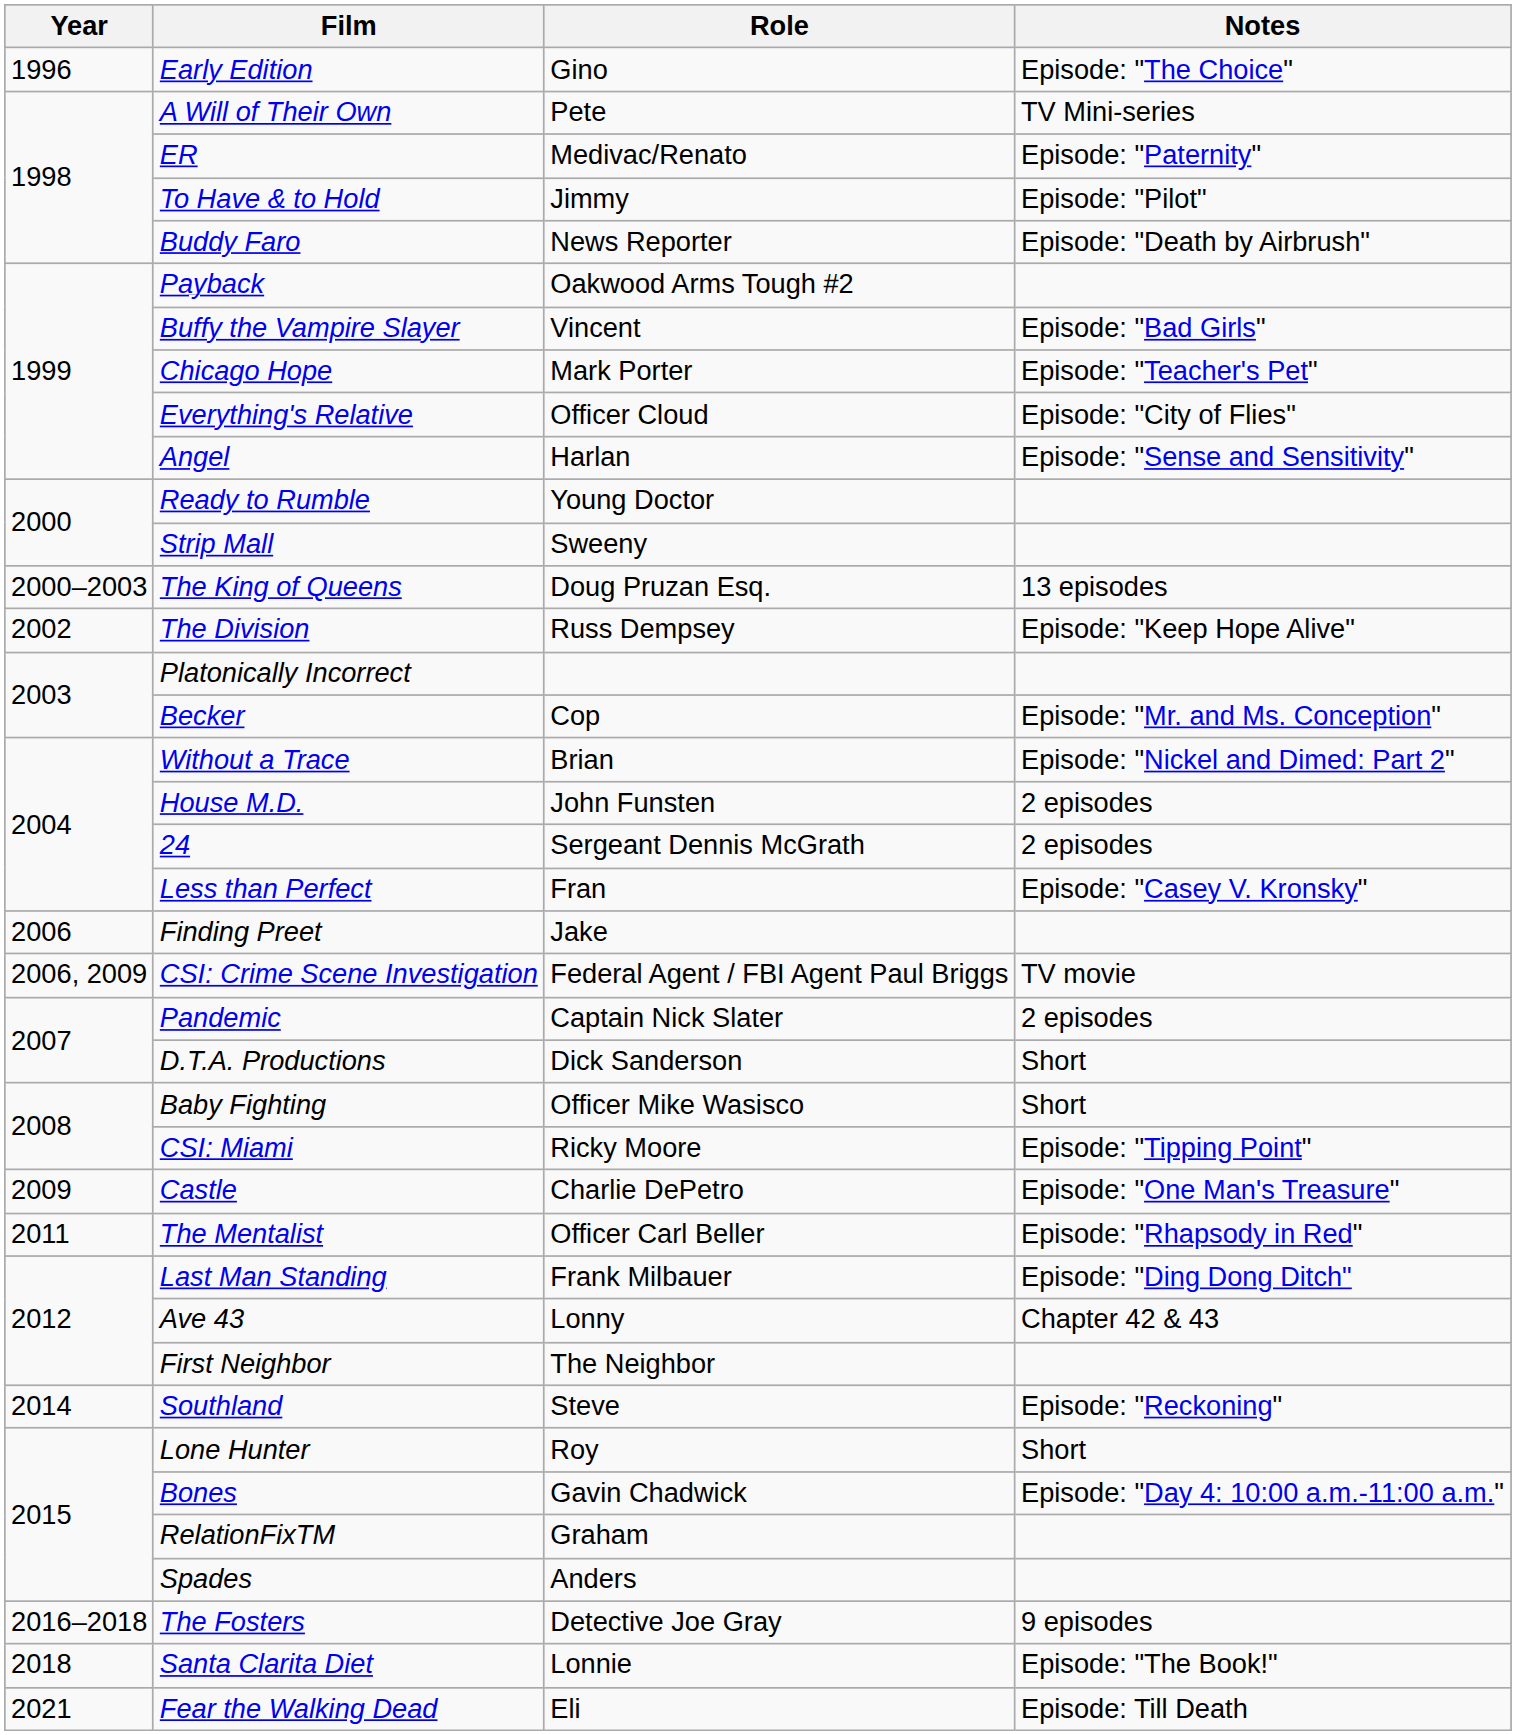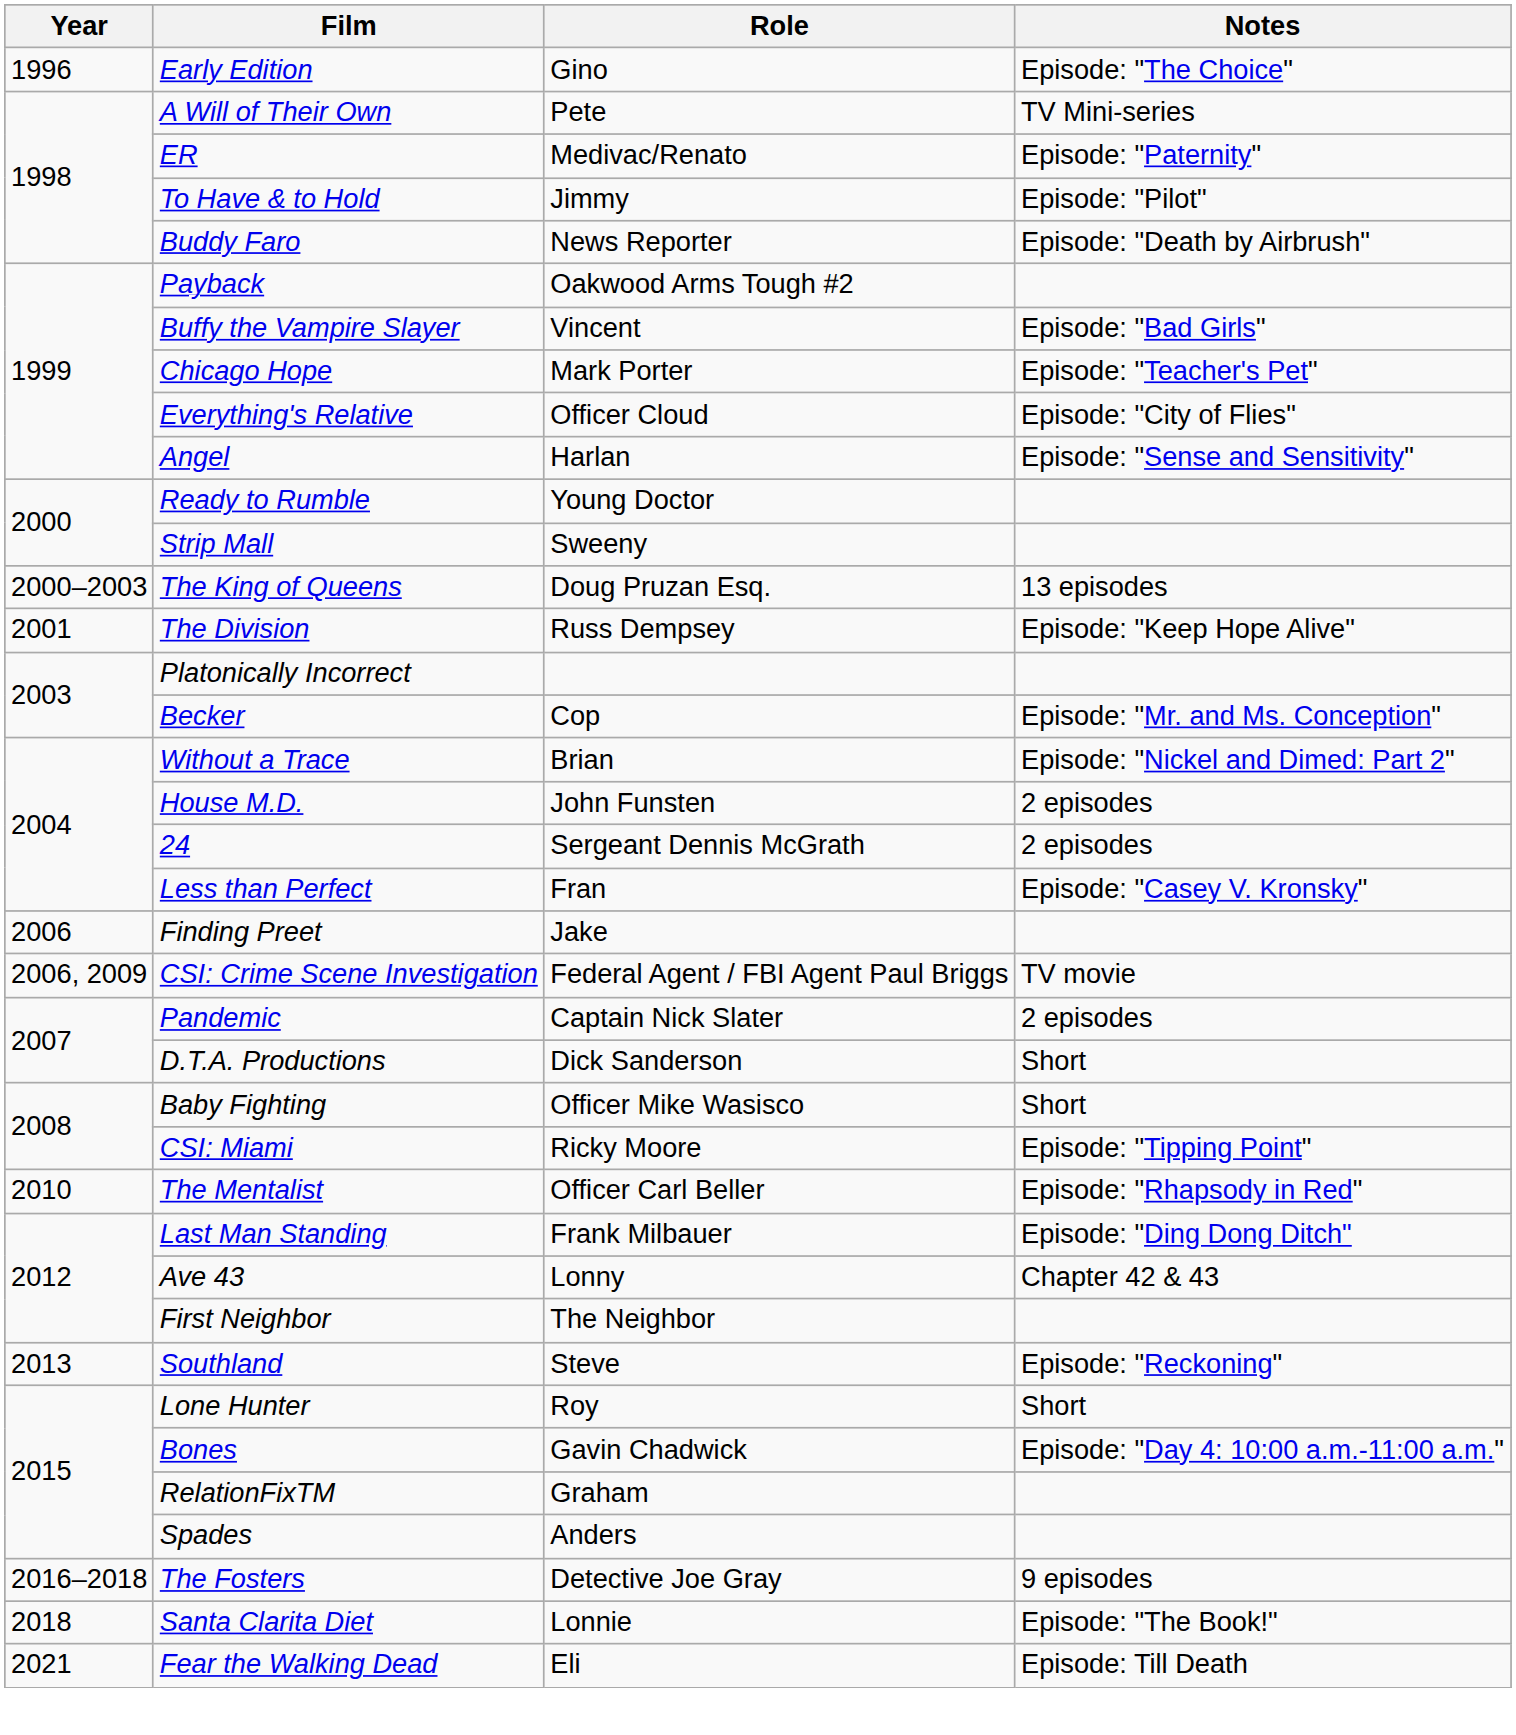(41, 629) 2002 -> (41, 629) 2001
- row: (198, 1190)
(40, 1233) 2011 -> (41, 1190) 2010
(41, 1406) 2014 -> (41, 1363) 2013
